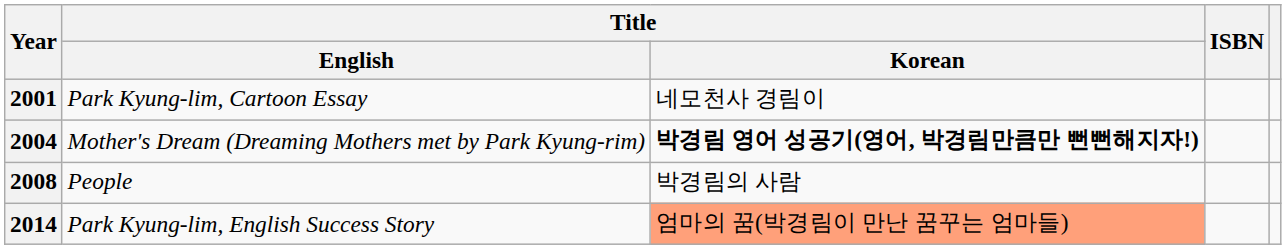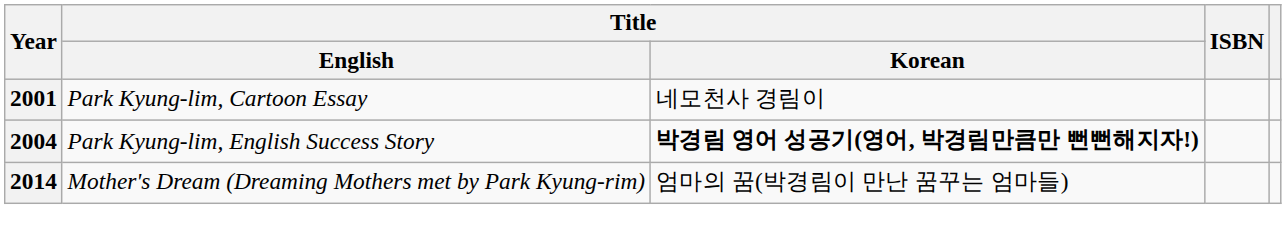(356, 140) Mother's Dream (Dreaming Mothers met by Park Kyung-rim) -> (251, 140) Park Kyung-lim, English Success Story
- row: (33, 182)
(251, 223) Park Kyung-lim, English Success Story -> (356, 182) Mother's Dream (Dreaming Mothers met by Park Kyung-rim)
(862, 222) lightsalmon background -> (862, 181) no background
